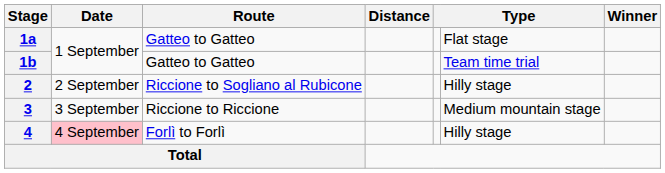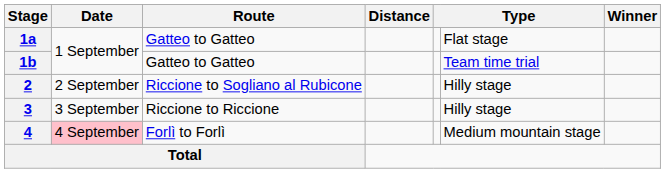(522, 109) Medium mountain stage -> (477, 109) Hilly stage
(477, 132) Hilly stage -> (522, 132) Medium mountain stage
